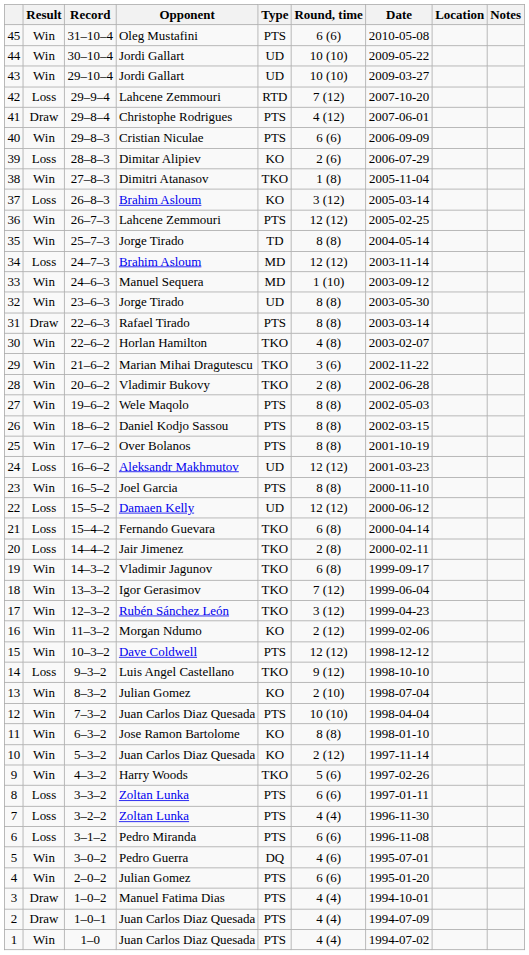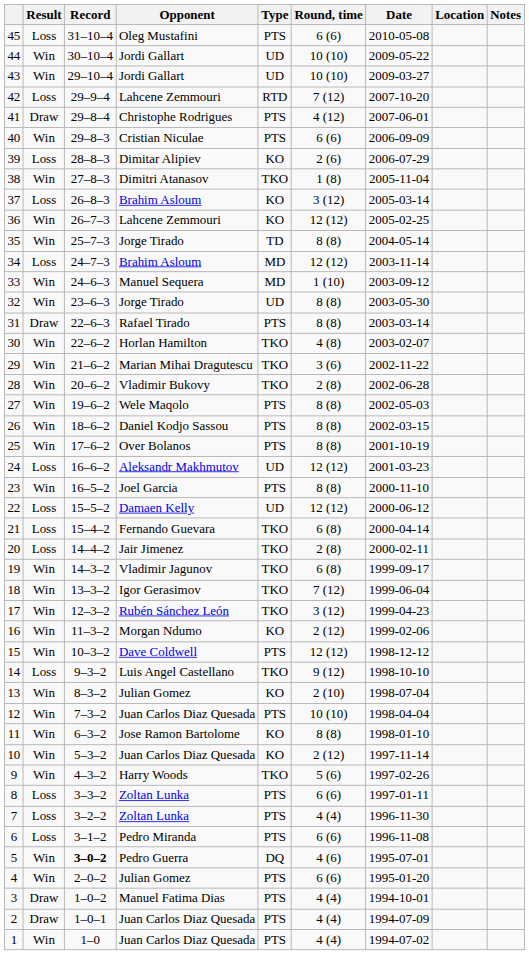(44, 35) Win -> (44, 35) Loss
(275, 220) PTS -> (275, 220) KO
(90, 857) normal -> (90, 857) bold
